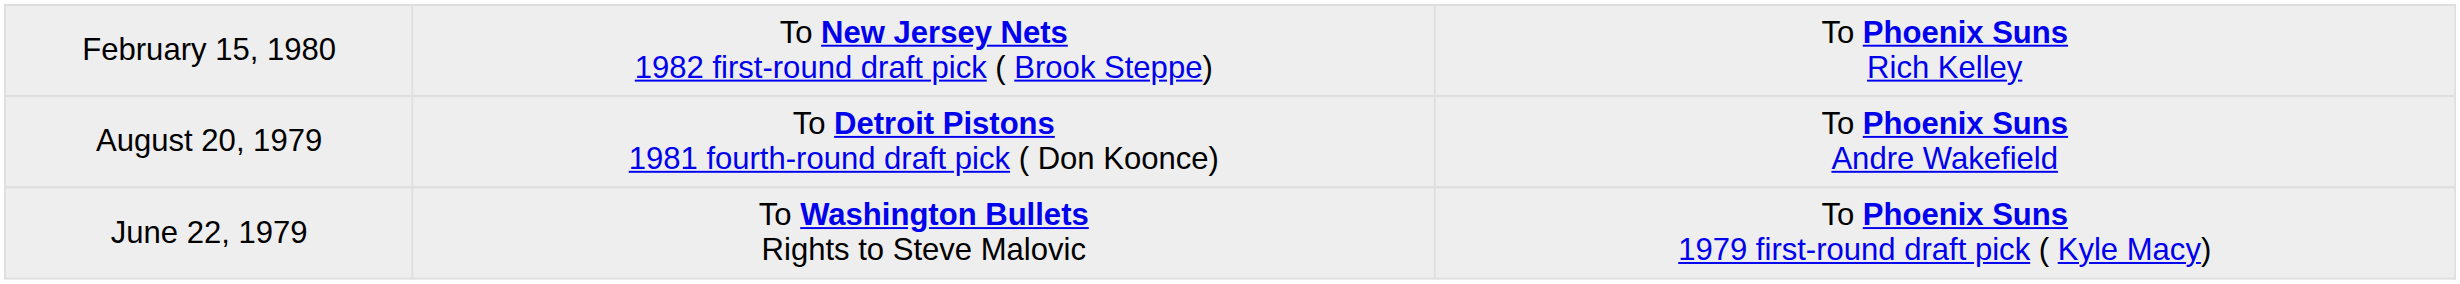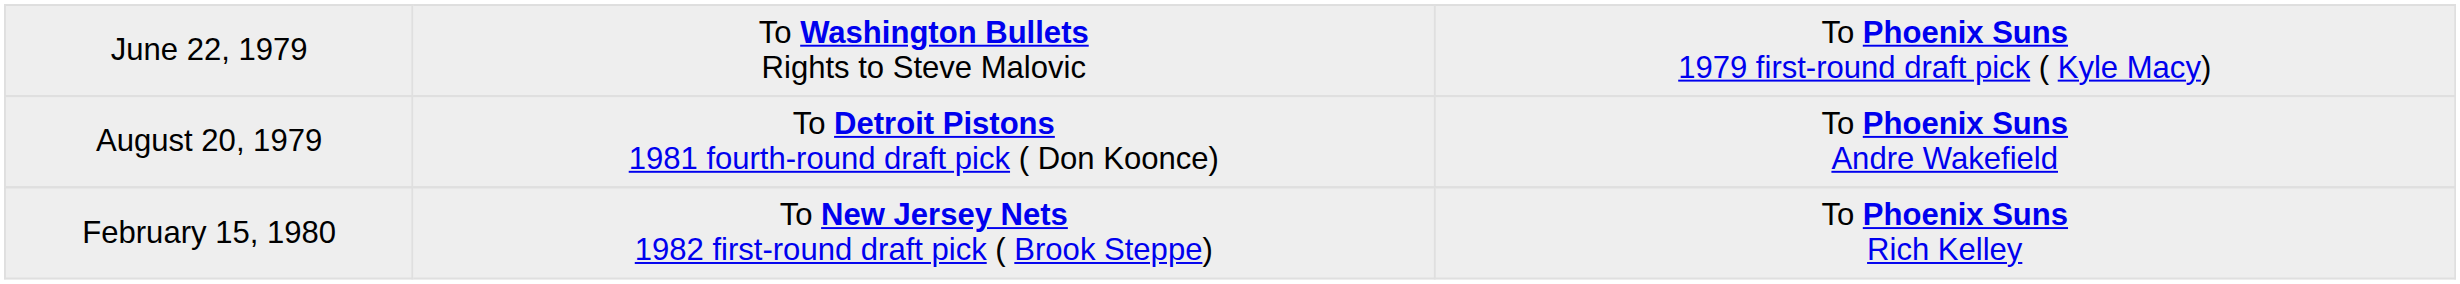rows swapped: (209, 232) <-> (209, 50)
